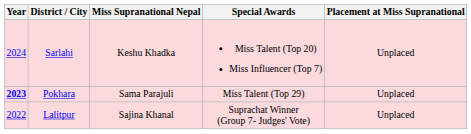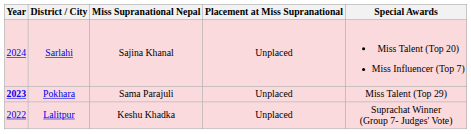columns swapped: (396, 12) <-> (264, 12)
(146, 53) Keshu Khadka -> (146, 53) Sajina Khanal
(146, 115) Sajina Khanal -> (146, 115) Keshu Khadka
